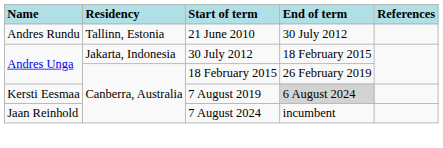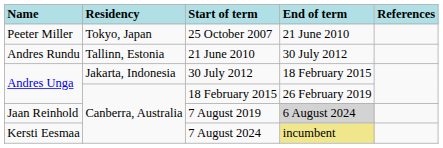+ row: (230, 34)
(43, 93) Kersti Eesmaa -> (43, 113) Jaan Reinhold
(43, 113) Jaan Reinhold -> (43, 133) Kersti Eesmaa
(309, 113) no background -> (309, 133) khaki background
